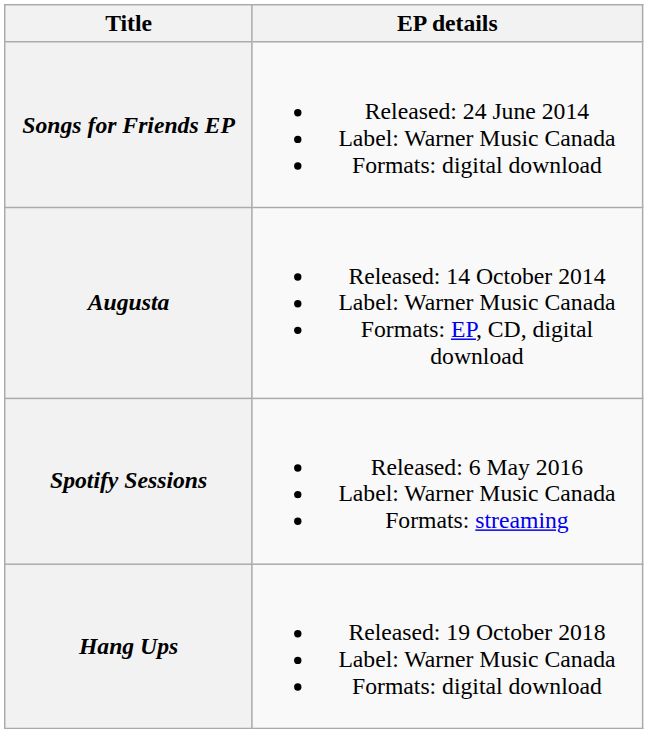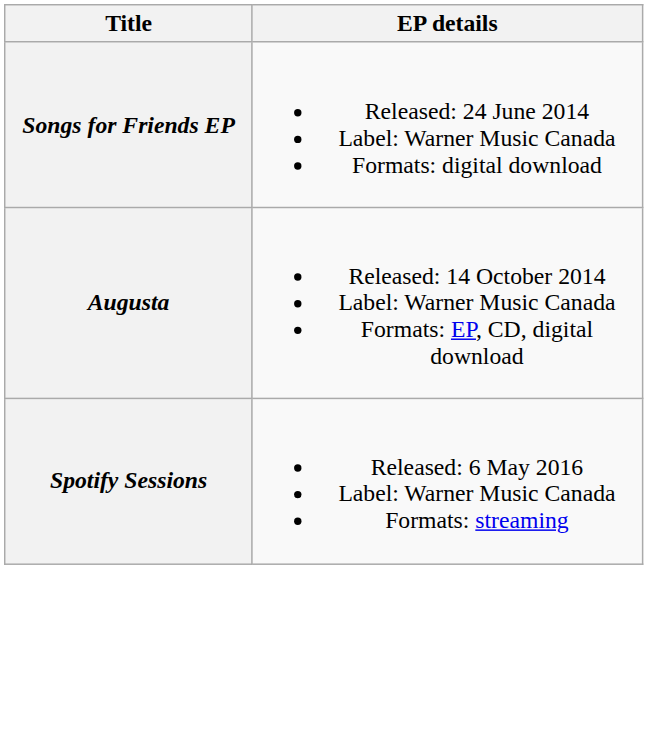- row: (129, 645)
